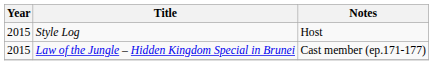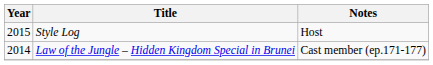(19, 50) 2015 -> (19, 50) 2014
